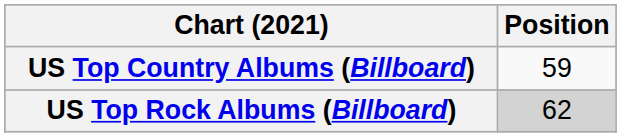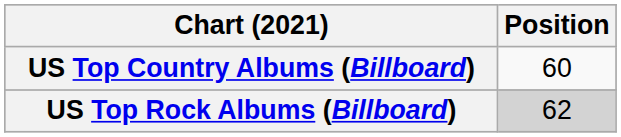(557, 68) 59 -> (557, 68) 60
